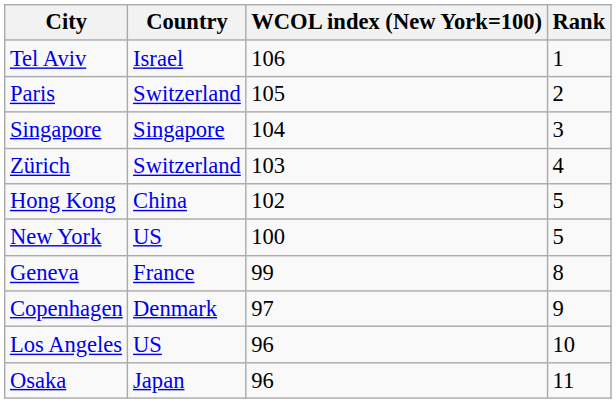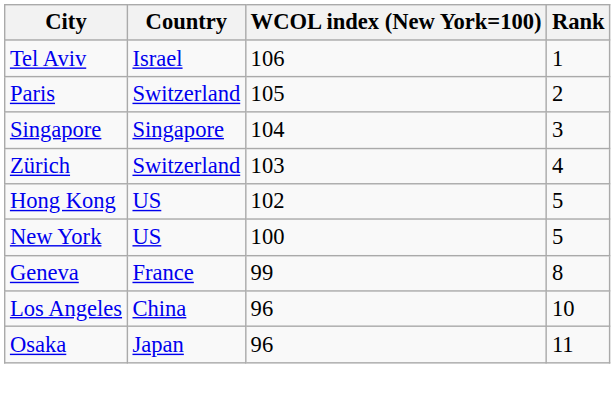(160, 201) China -> (147, 201) US
- row: (66, 308)
(148, 344) US -> (159, 308) China
